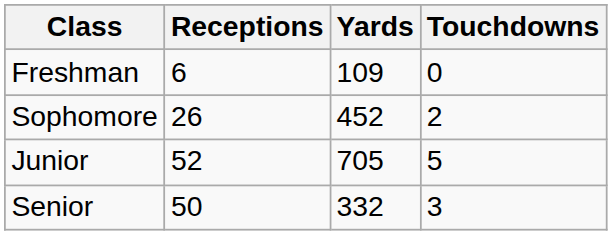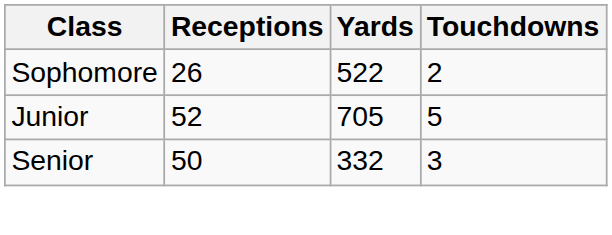- row: (75, 71)
(360, 116) 452 -> (360, 71) 522
